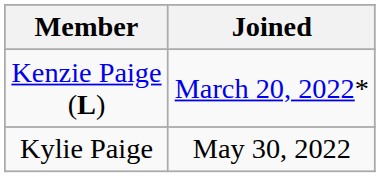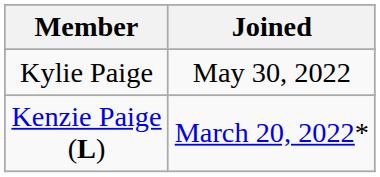rows swapped: (87, 87) <-> (86, 148)
